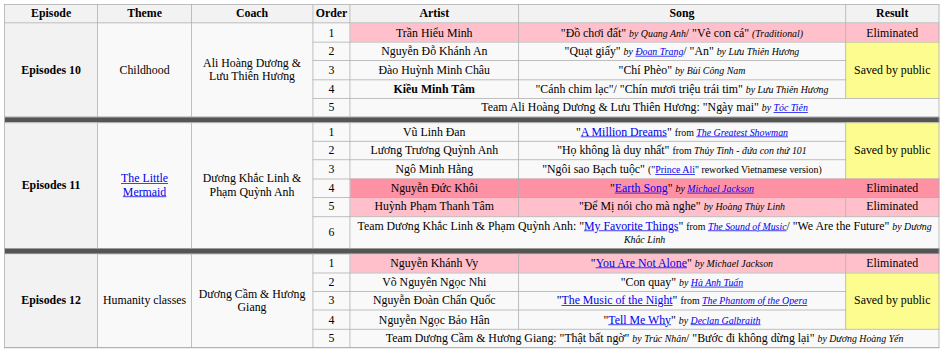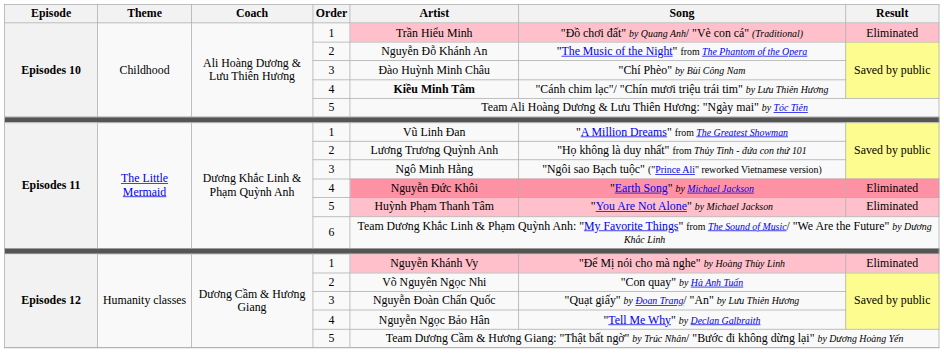(682, 51) "Quạt giấy" by Đoan Trang/ "An" by Lưu Thiên Hương -> (682, 51) "The Music of the Night" from The Phantom of the Opera
(682, 207) "Để Mị nói cho mà nghe" by Hoàng Thùy Linh -> (682, 207) "You Are Not Alone" by Michael Jackson
(682, 263) "You Are Not Alone" by Michael Jackson -> (682, 263) "Để Mị nói cho mà nghe" by Hoàng Thùy Linh
(682, 301) "The Music of the Night" from The Phantom of the Opera -> (682, 301) "Quạt giấy" by Đoan Trang/ "An" by Lưu Thiên Hương
